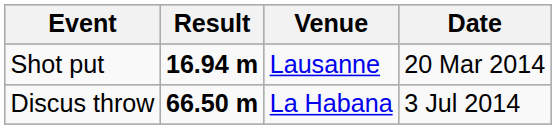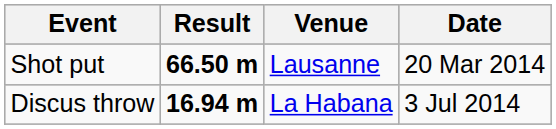(212, 64) 16.94 m -> (212, 64) 66.50 m
(212, 104) 66.50 m -> (212, 104) 16.94 m
